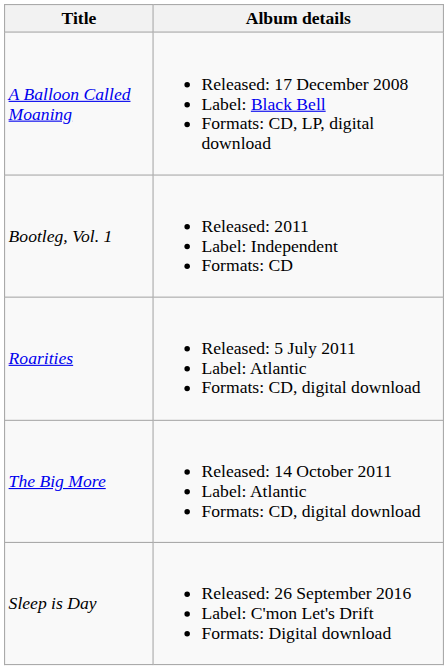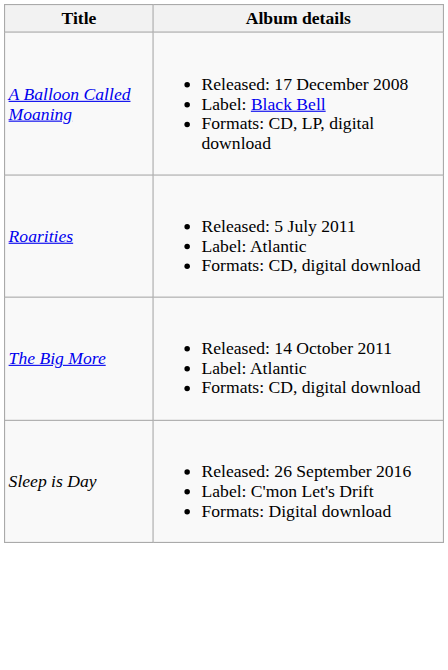- row: (60, 235)
